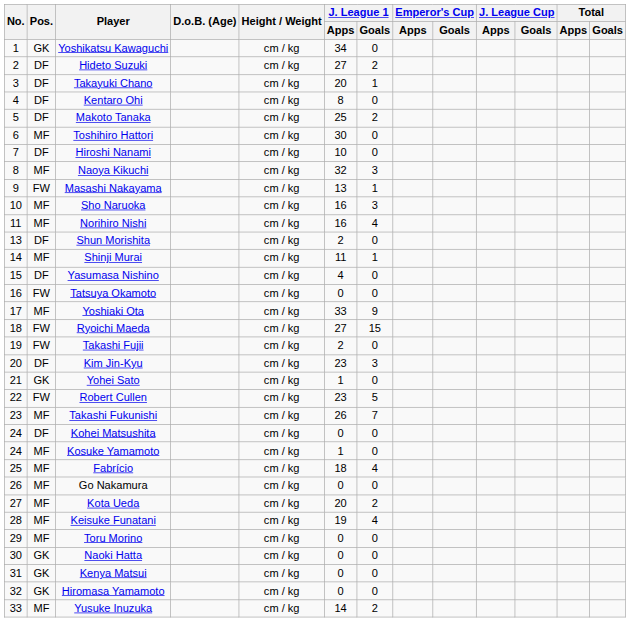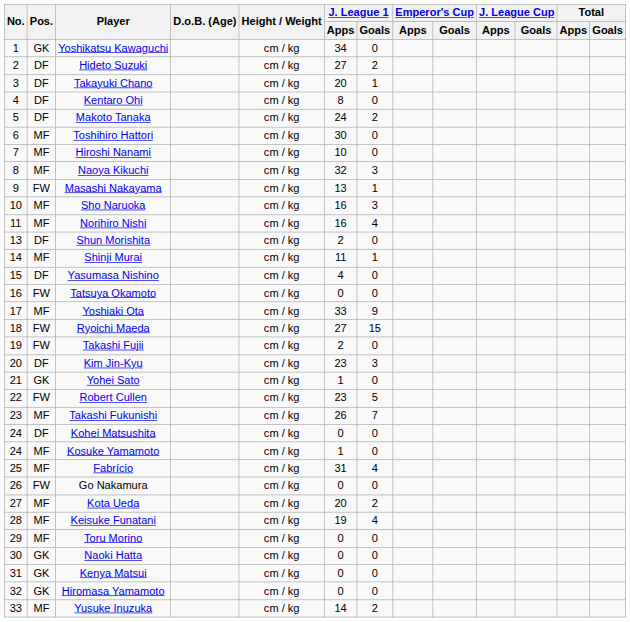(341, 118) 25 -> (341, 118) 24
(41, 153) DF -> (41, 153) MF
(341, 468) 18 -> (341, 468) 31
(41, 485) MF -> (41, 485) FW
